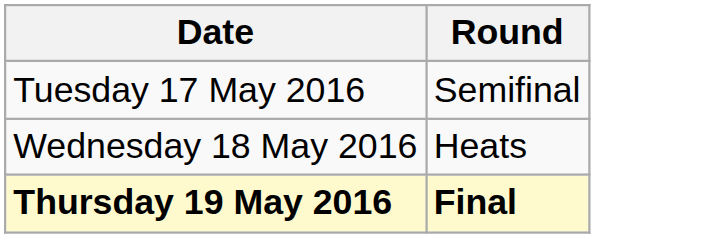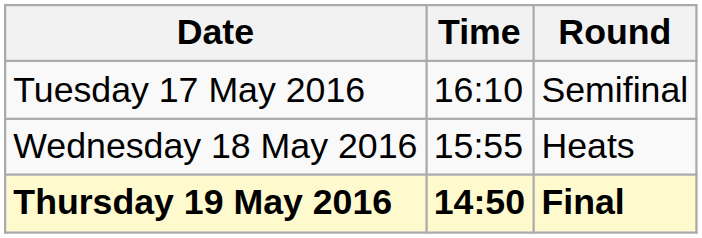+ column: (479, 32)
